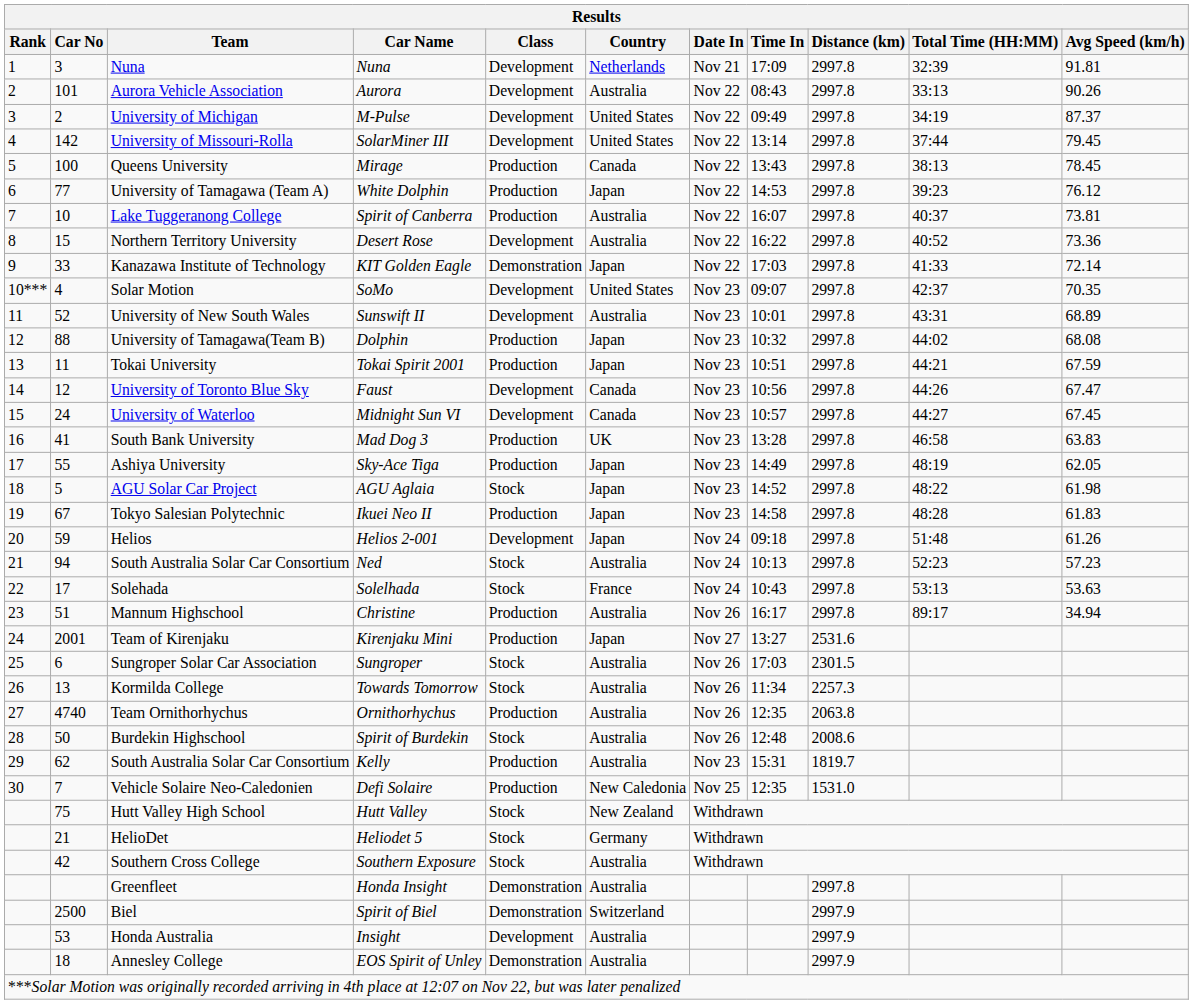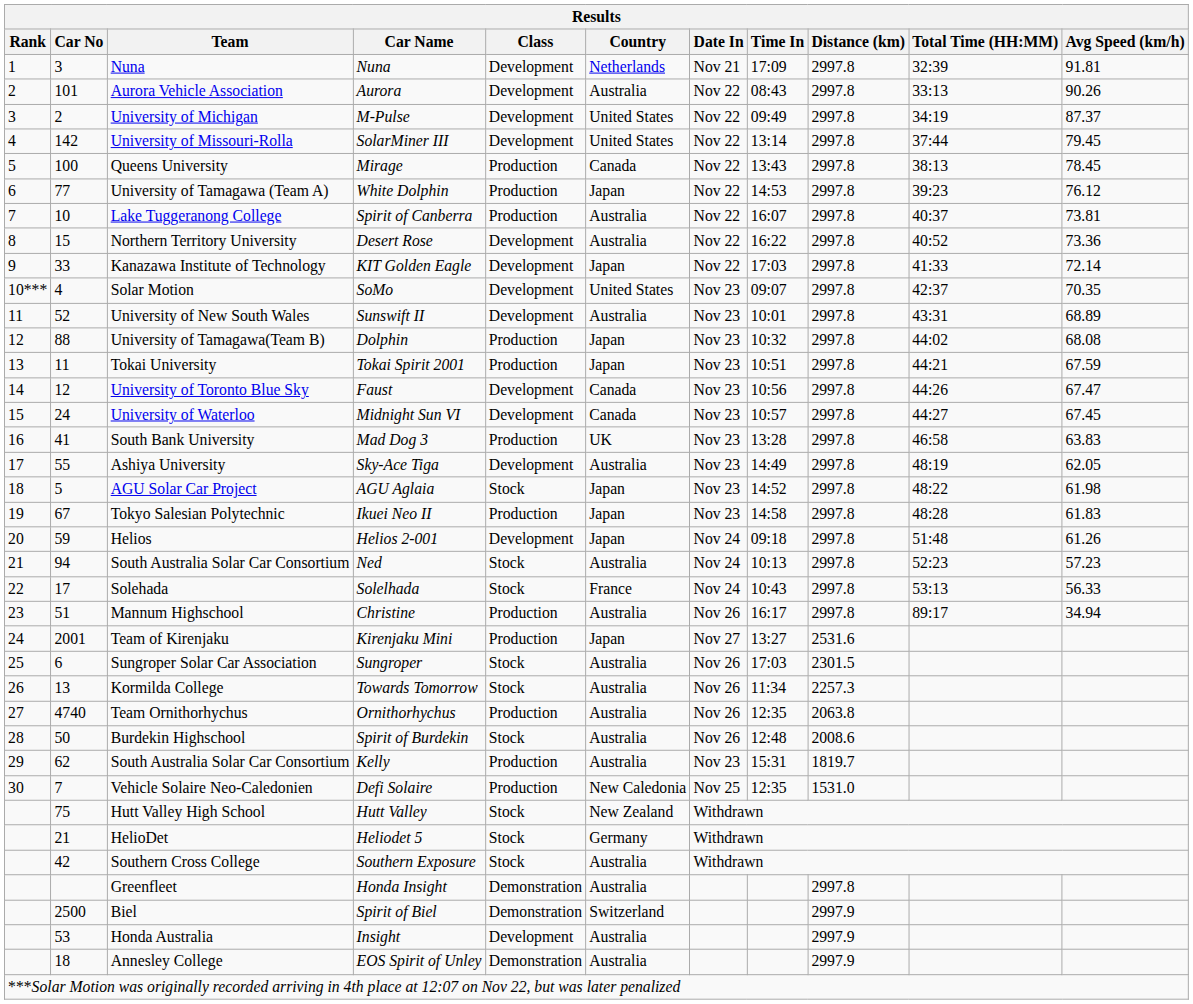(535, 265) Demonstration -> (531, 265) Development
(523, 464) Production -> (531, 464) Development
(607, 464) Japan -> (618, 464) Australia
(1083, 588) 53.63 -> (1083, 588) 56.33
